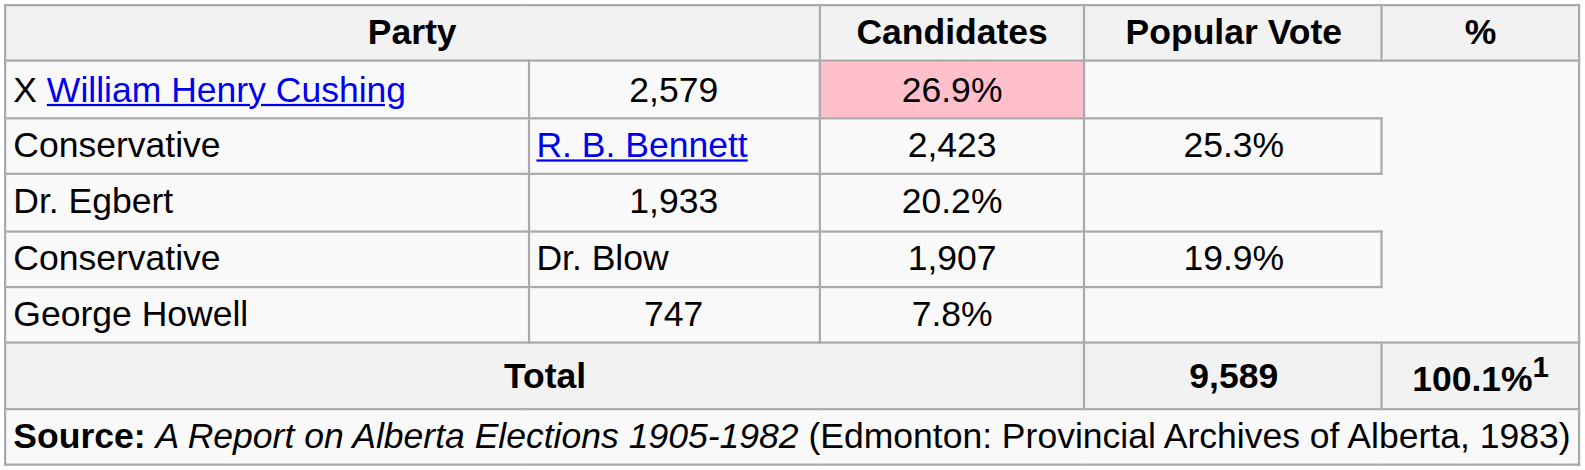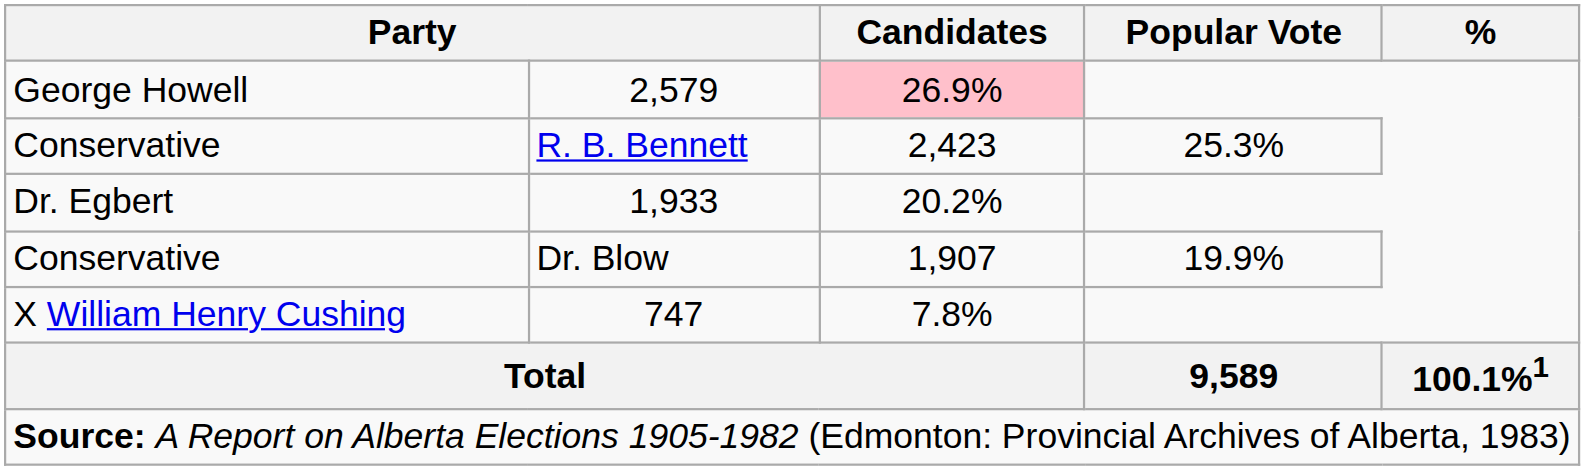(210, 88) X William Henry Cushing -> (131, 88) George Howell
(131, 314) George Howell -> (210, 314) X William Henry Cushing
